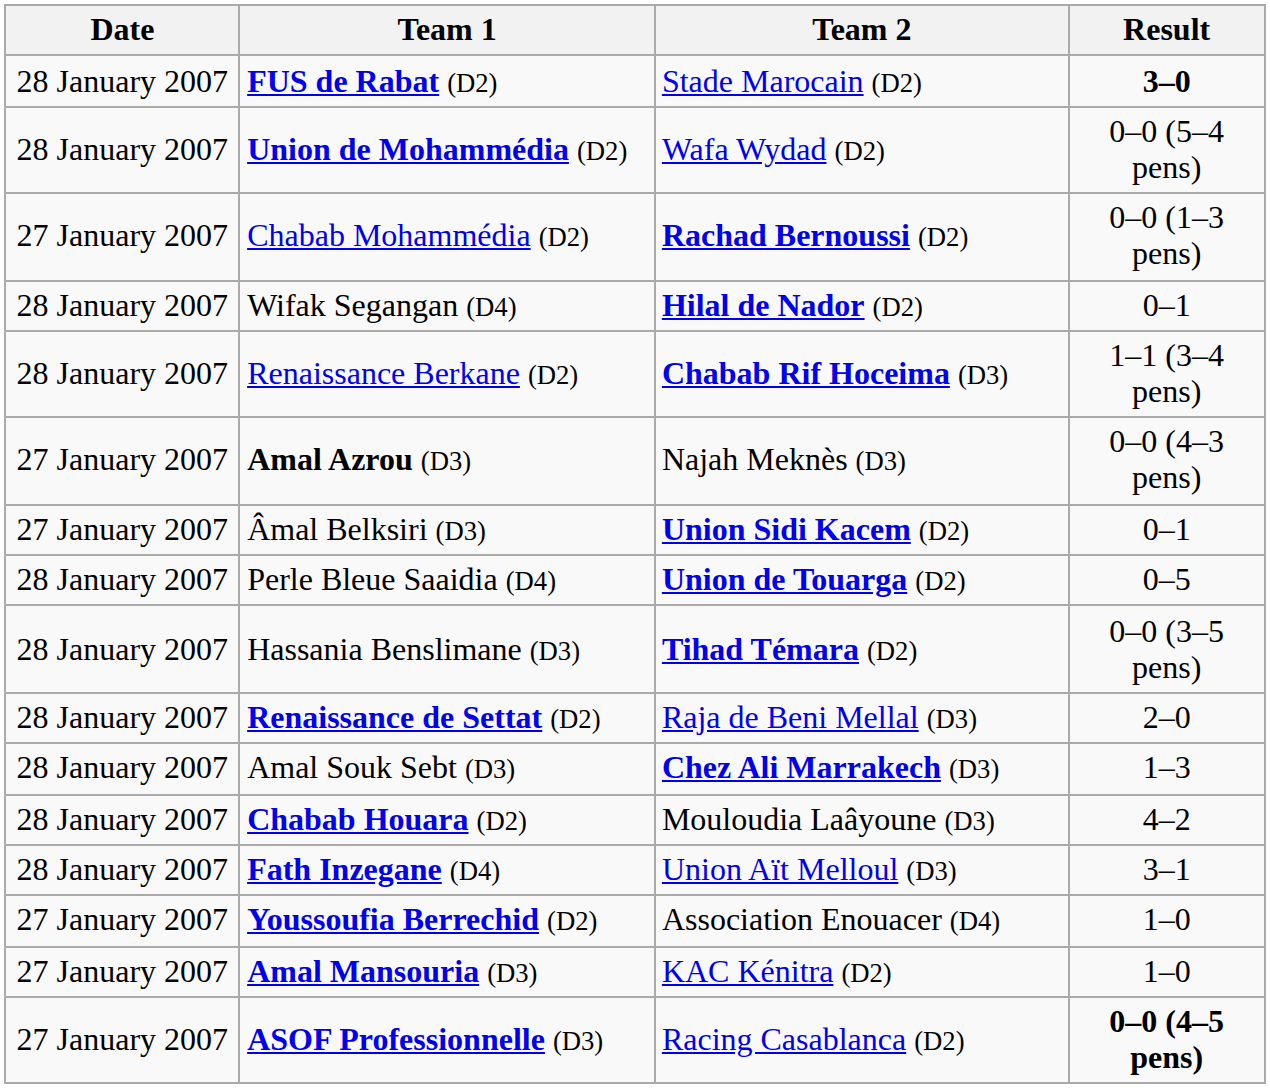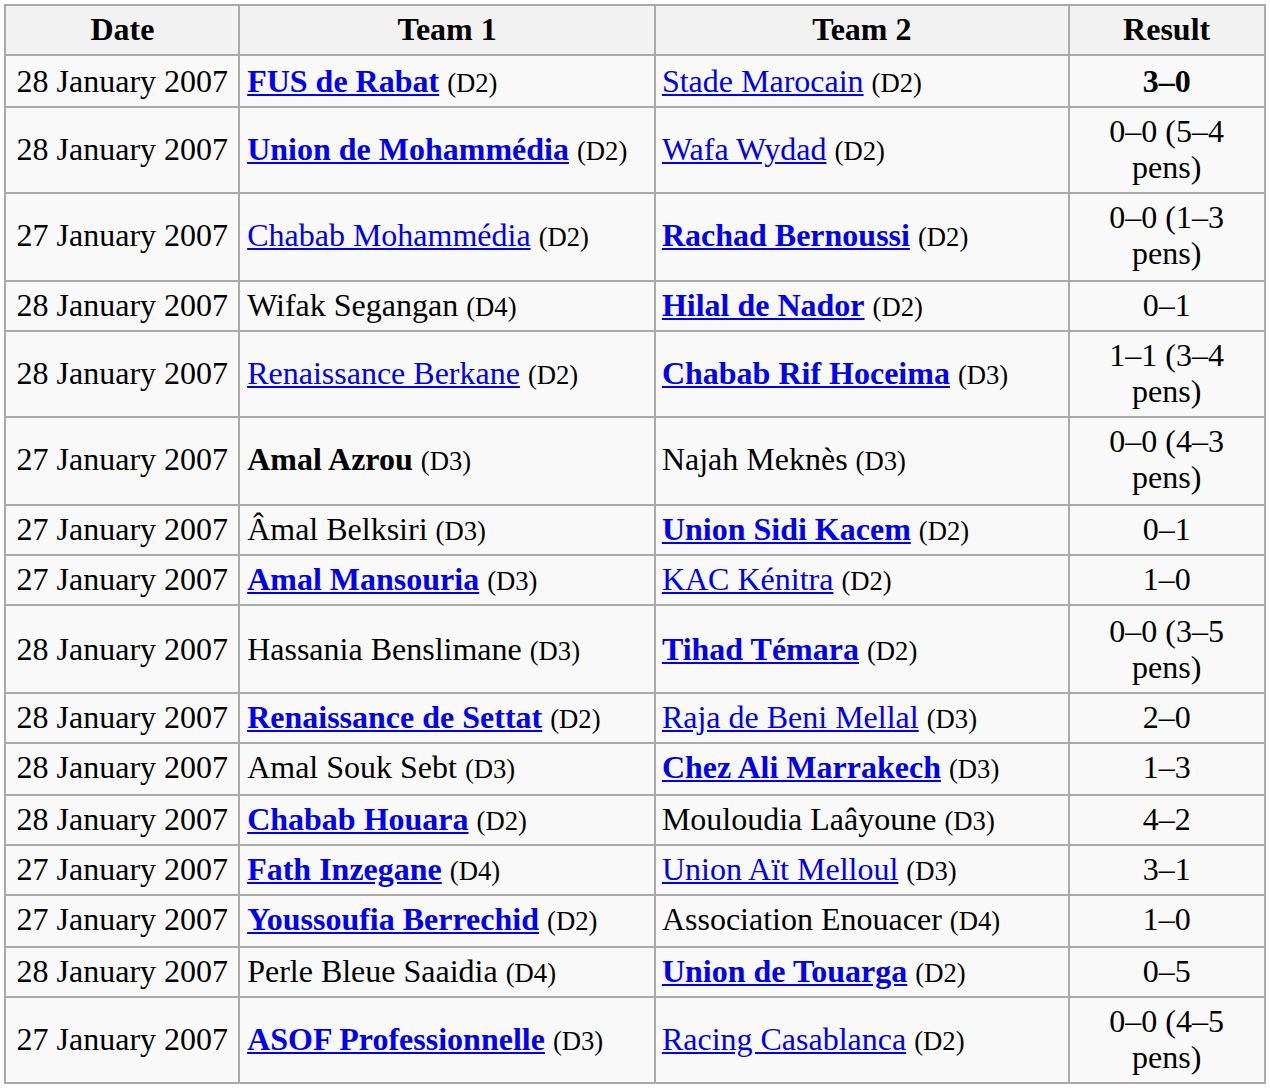rows swapped: (392, 971) <-> (402, 579)
(122, 869) 28 January 2007 -> (122, 869) 27 January 2007
(1167, 1039) bold -> (1167, 1039) normal
